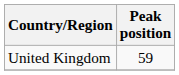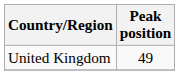(145, 57) 59 -> (145, 57) 49
